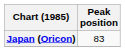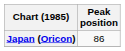(99, 38) 83 -> (99, 38) 86
